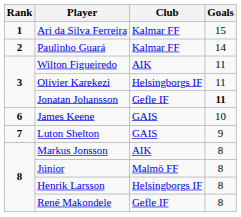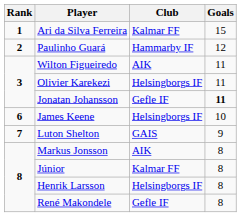(156, 47) Kalmar FF -> (163, 47) Hammarby IF
(221, 47) 14 -> (221, 47) 12
(145, 116) GAIS -> (167, 116) Helsingborgs IF
(155, 168) Malmö FF -> (156, 168) Kalmar FF
